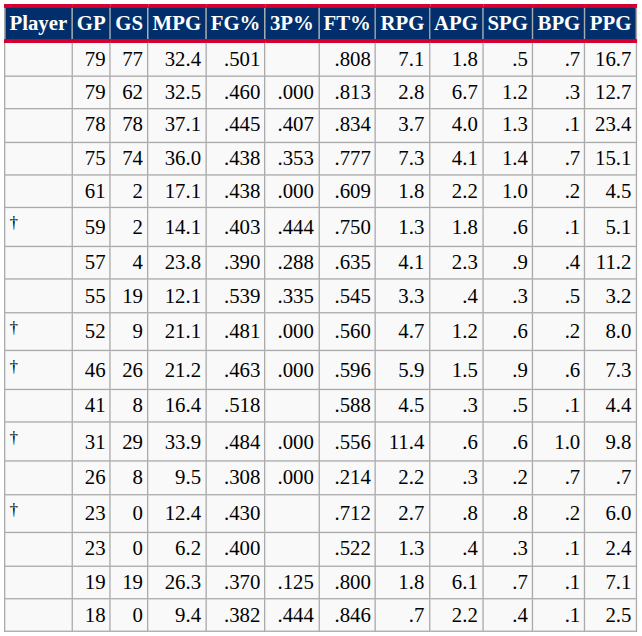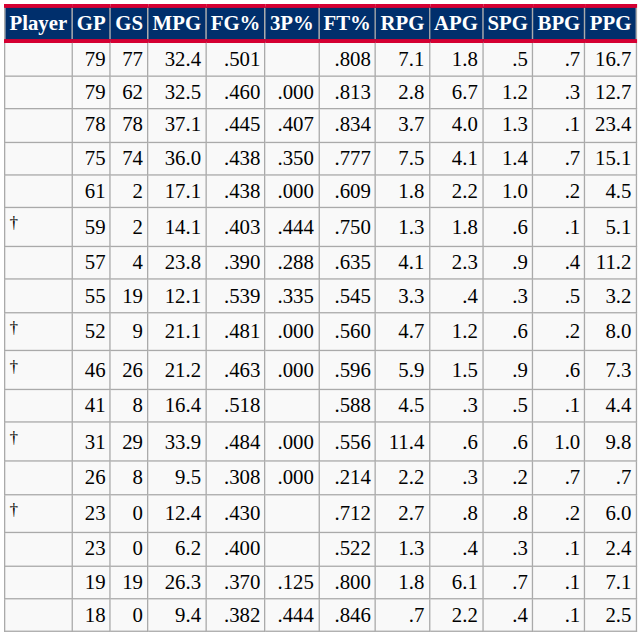(296, 158) .353 -> (296, 158) .350
(411, 158) 7.3 -> (411, 158) 7.5
